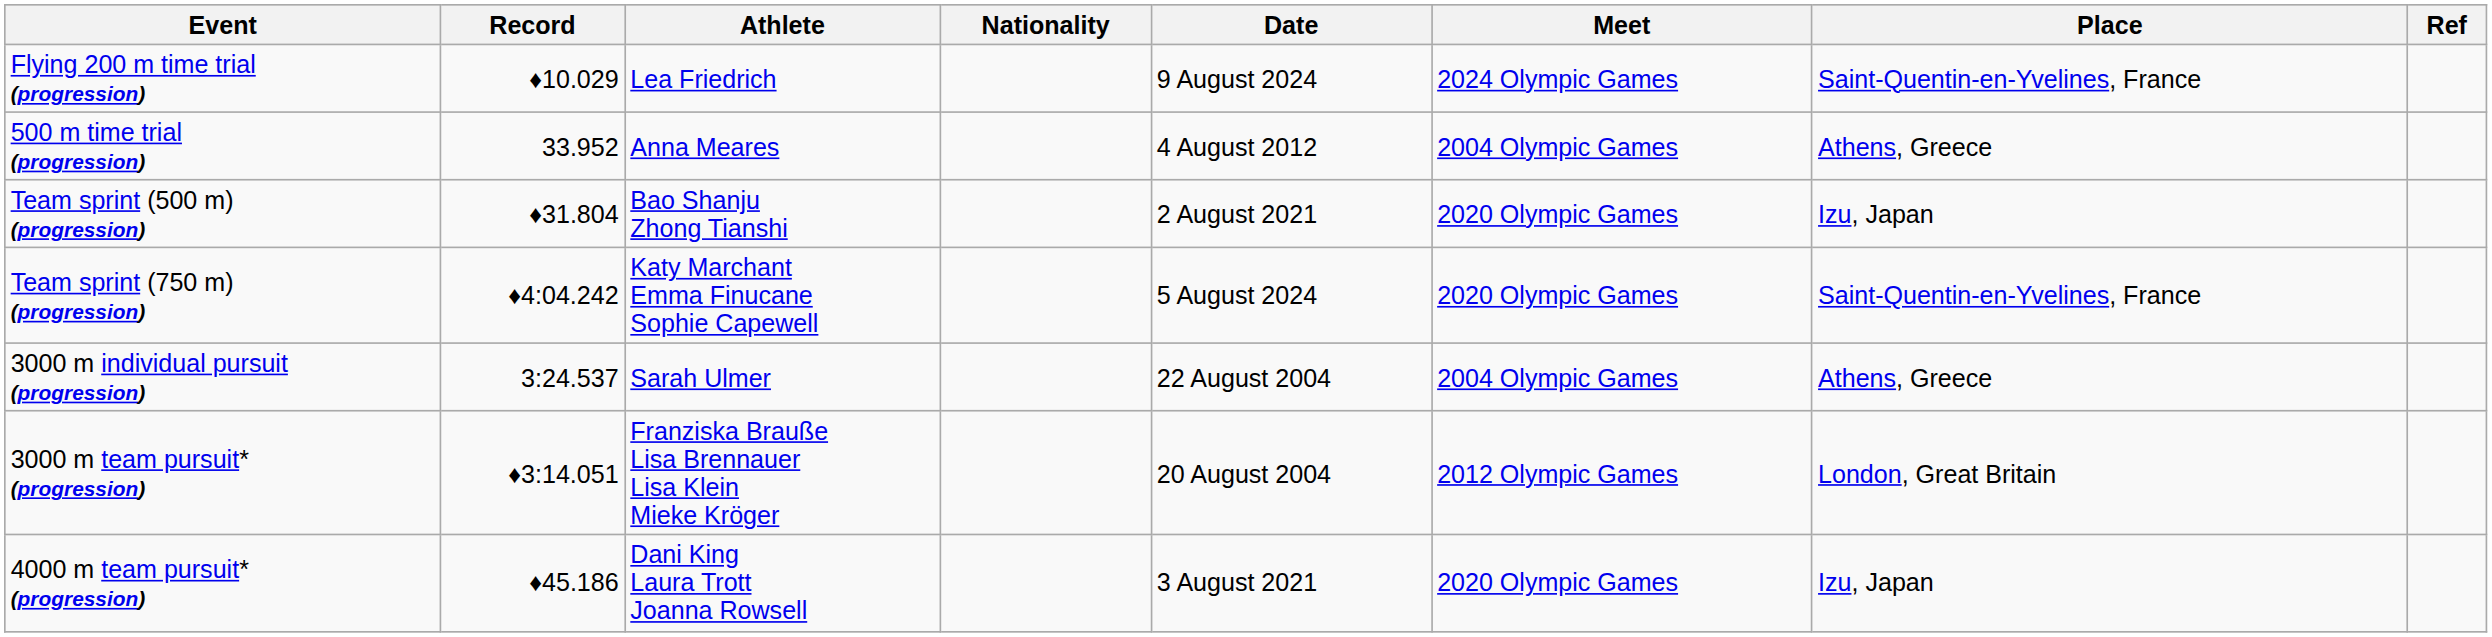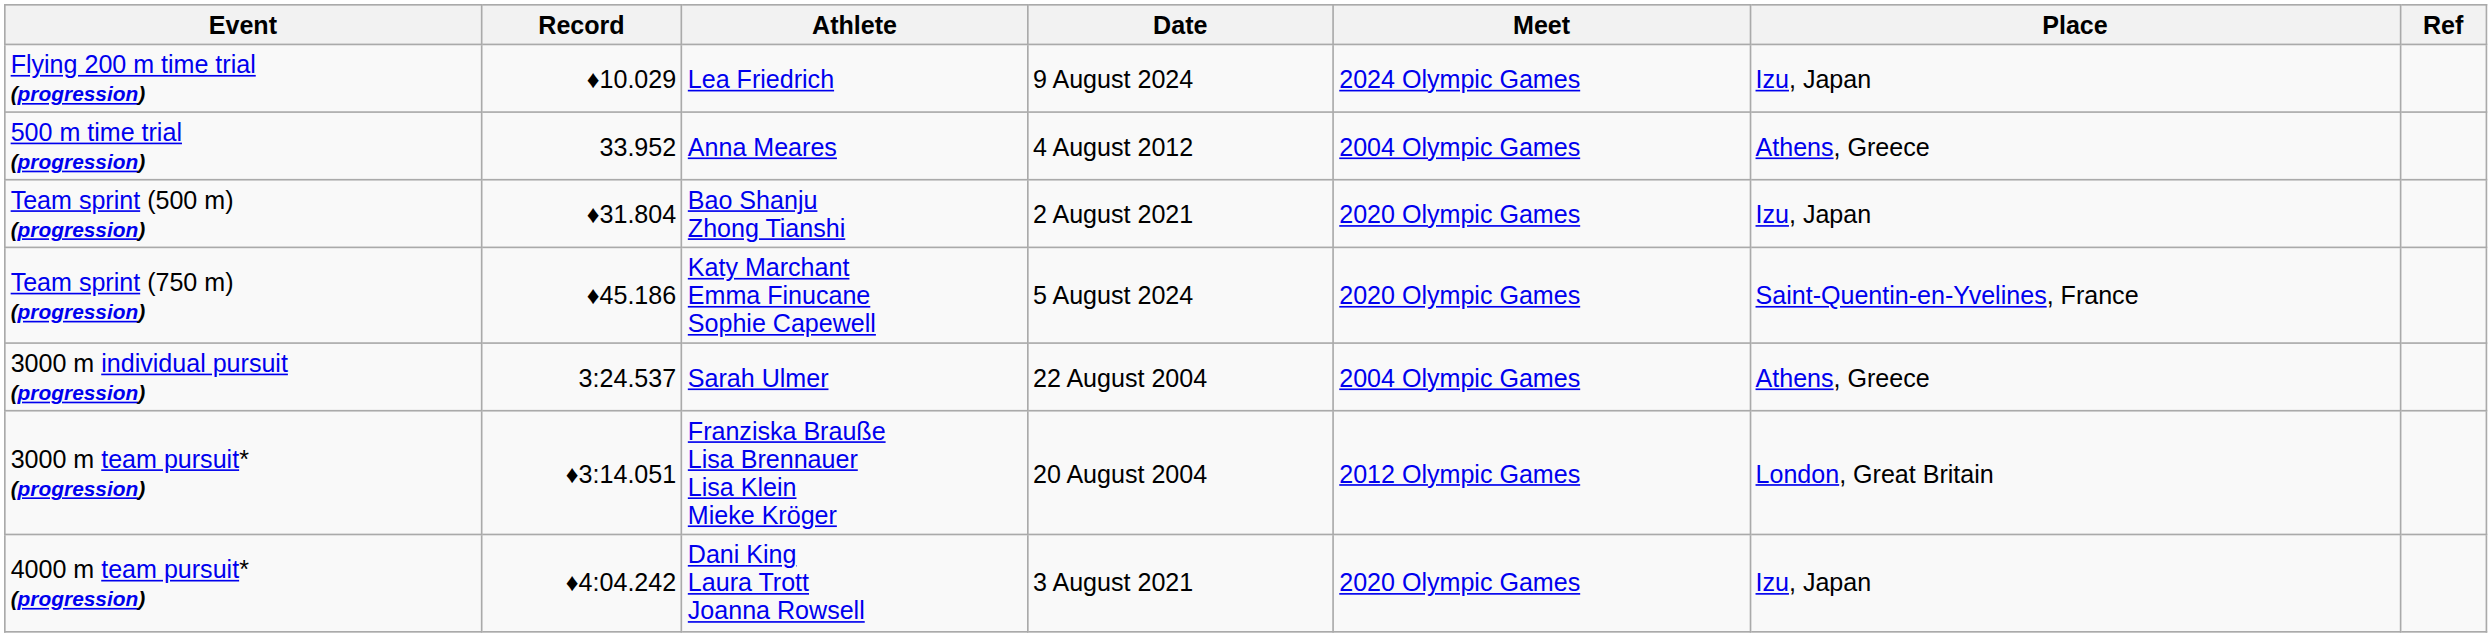- column: (1046, 25)
(2010, 79) Saint-Quentin-en-Yvelines, France -> (1813, 79) Izu, Japan
(563, 296) ♦4:04.242 -> (631, 296) ♦45.186
(574, 583) ♦45.186 -> (621, 583) ♦4:04.242
